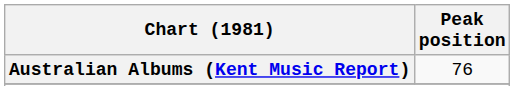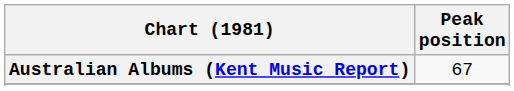(462, 70) 76 -> (462, 70) 67
